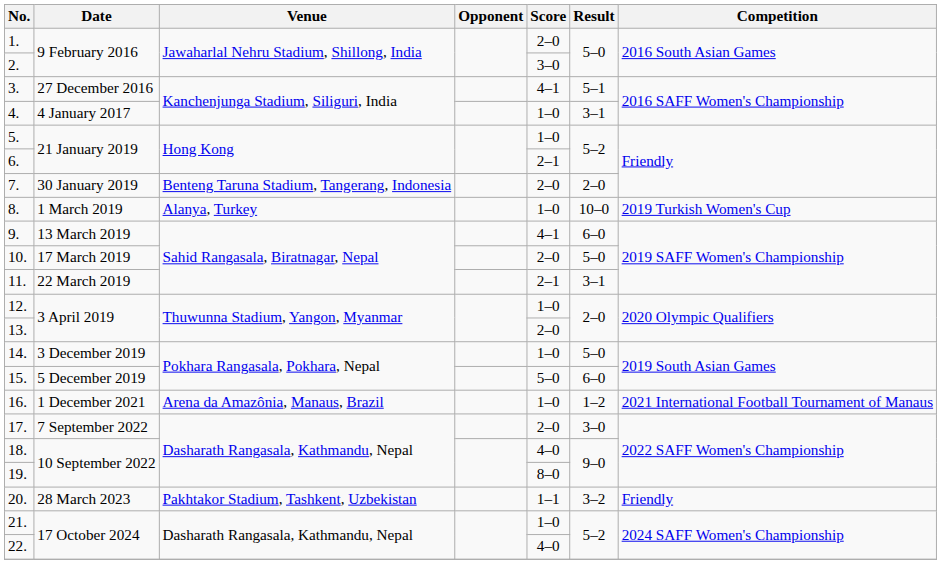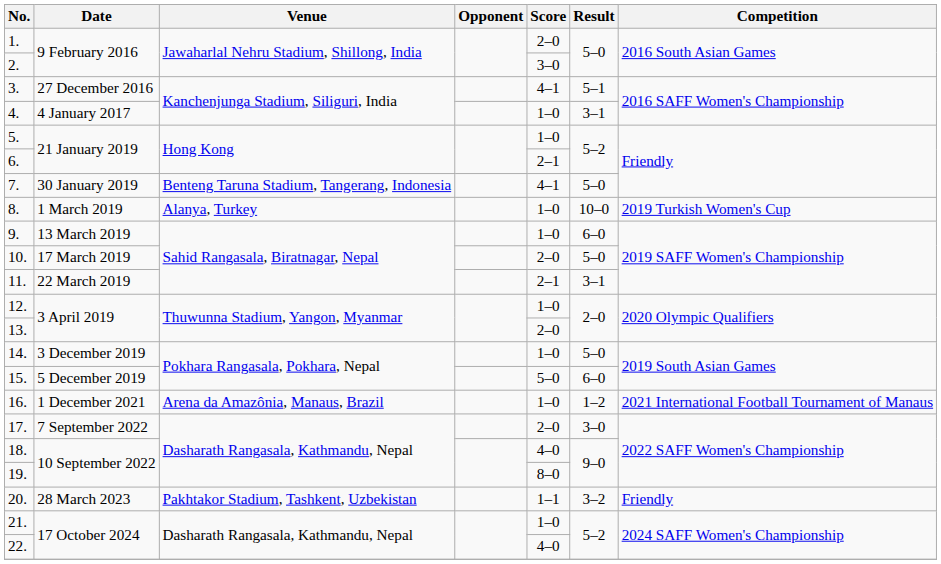(548, 185) 2–0 -> (548, 185) 4–1
(594, 185) 2–0 -> (594, 185) 5–0
(548, 233) 4–1 -> (548, 233) 1–0
